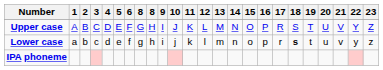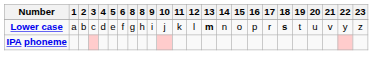- row: (37, 27)
(220, 42) normal -> (209, 27) bold
